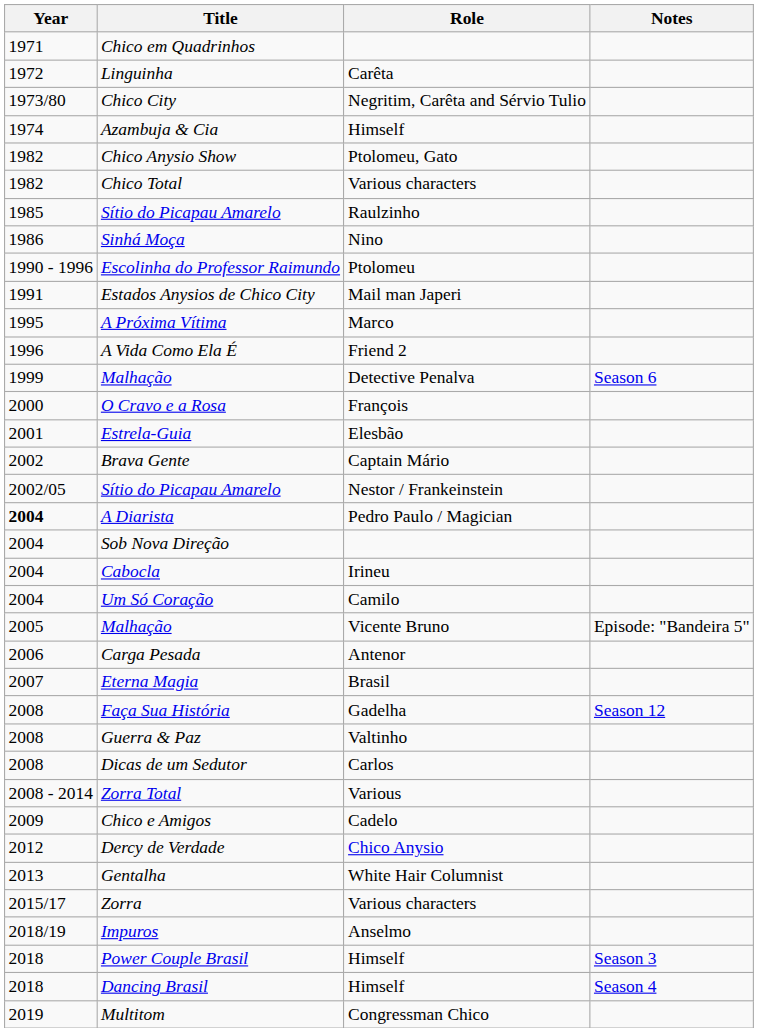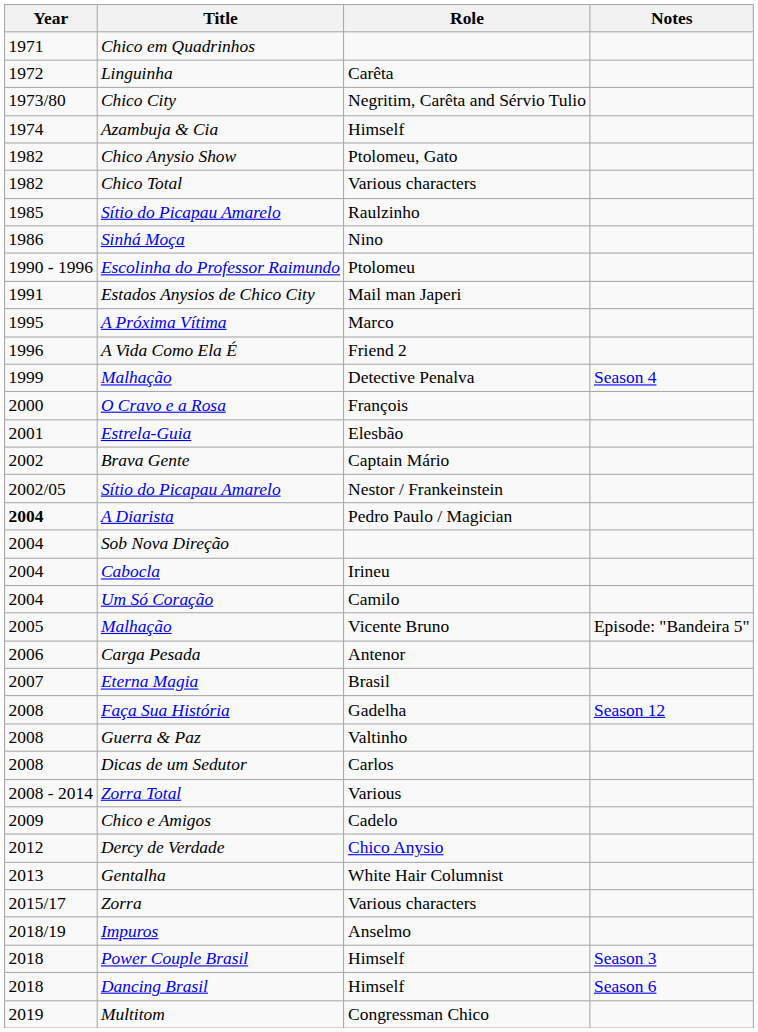(625, 377) Season 6 -> (625, 377) Season 4
(625, 986) Season 4 -> (625, 986) Season 6
